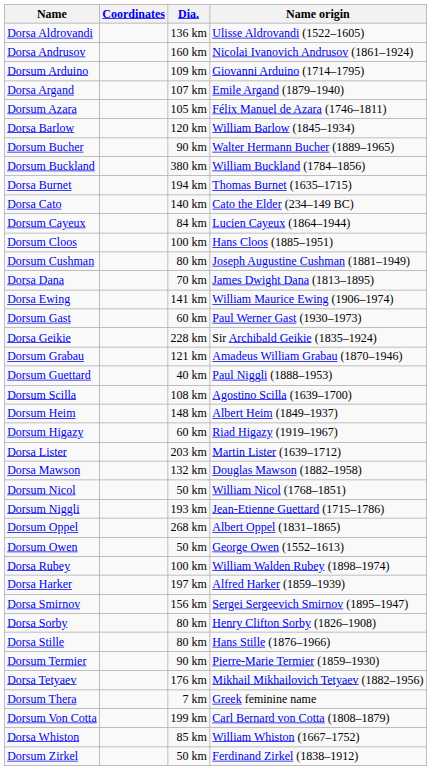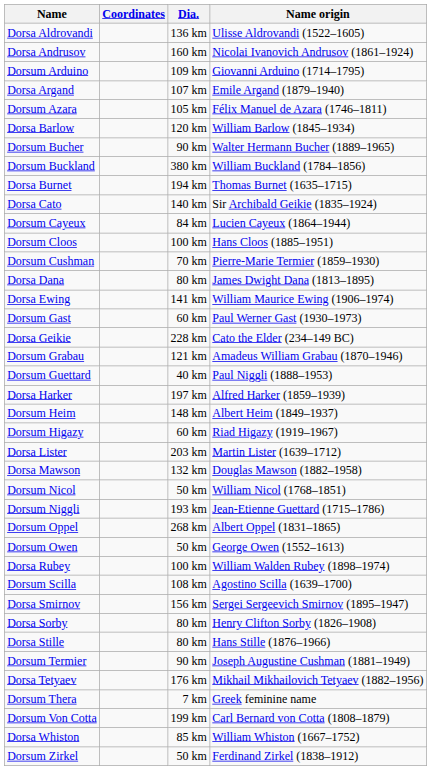(283, 204) Cato the Elder (234–149 BC) -> (294, 204) Sir Archibald Geikie (1835–1924)
(192, 261) 80 km -> (192, 261) 70 km
(311, 261) Joseph Augustine Cushman (1881–1949) -> (296, 261) Pierre-Marie Termier (1859–1930)
(192, 280) 70 km -> (192, 280) 80 km
(294, 337) Sir Archibald Geikie (1835–1924) -> (283, 337) Cato the Elder (234–149 BC)
rows swapped: (40, 584) <-> (42, 394)
(296, 661) Pierre-Marie Termier (1859–1930) -> (311, 661) Joseph Augustine Cushman (1881–1949)
